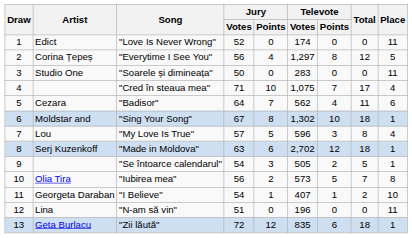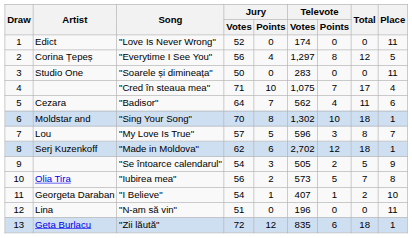(239, 118) 67 -> (239, 118) 70
(393, 133) 4 -> (393, 133) 7
(239, 149) 63 -> (239, 149) 62
(393, 164) 1 -> (393, 164) 9
